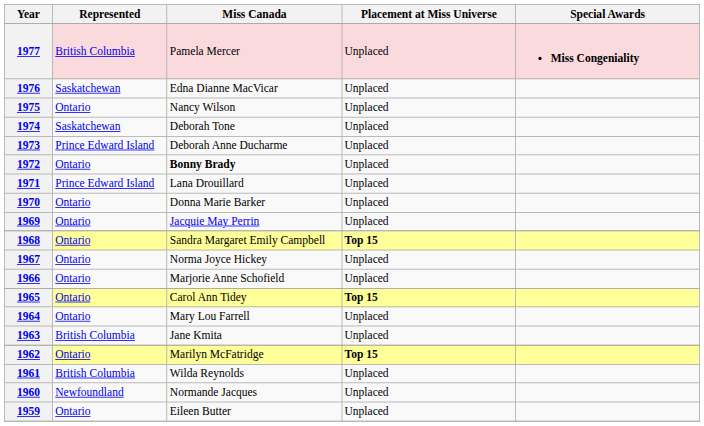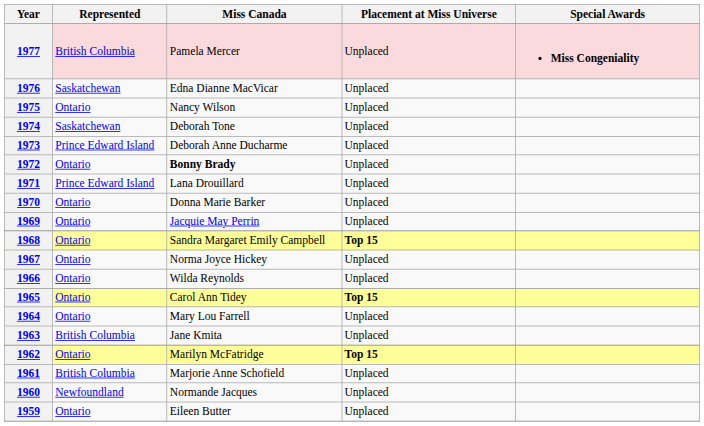(227, 279) Marjorie Anne Schofield -> (207, 279) Wilda Reynolds
(207, 374) Wilda Reynolds -> (227, 374) Marjorie Anne Schofield
